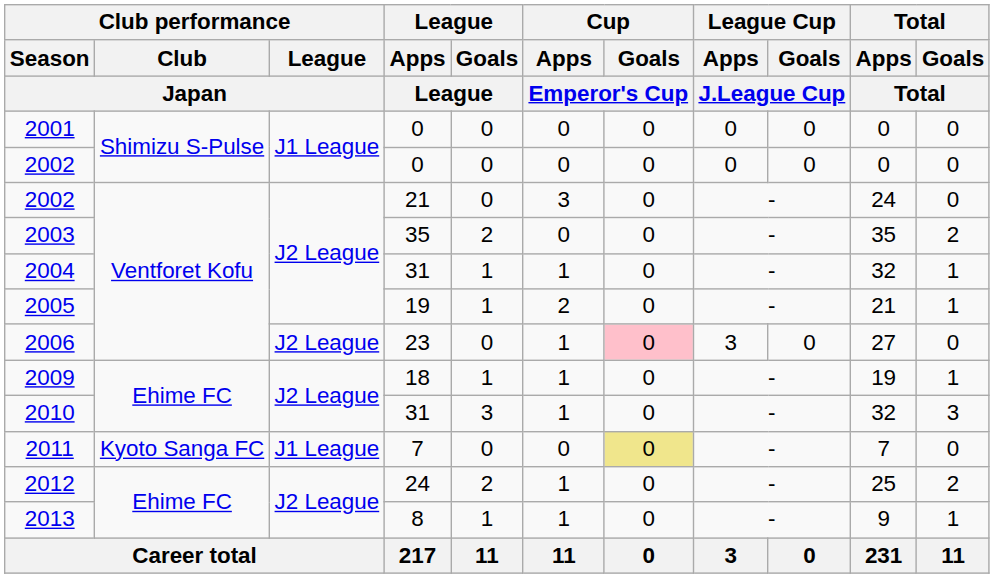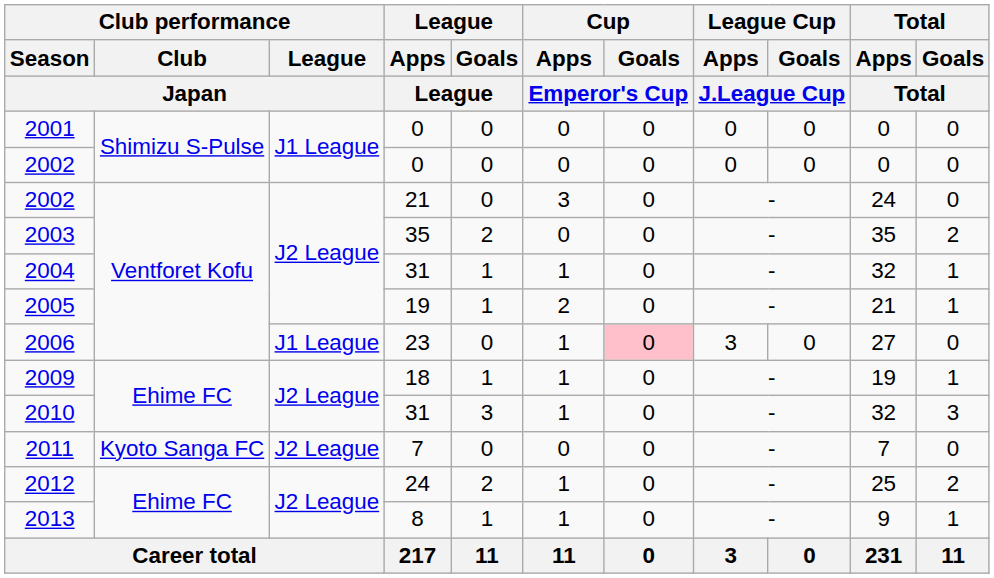(327, 341) J2 League -> (327, 341) J1 League
(327, 448) J1 League -> (327, 448) J2 League
(649, 448) khaki background -> (649, 448) no background
